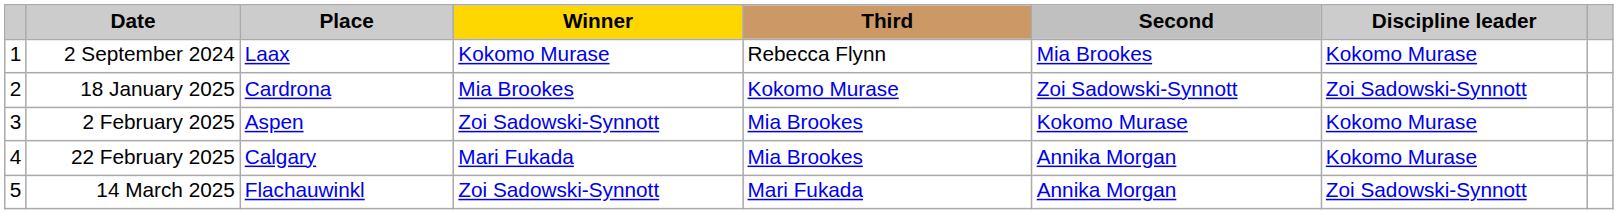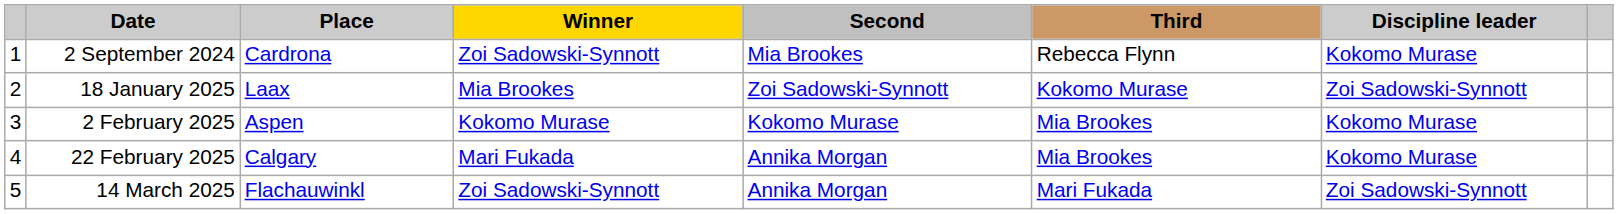columns swapped: (1176, 21) <-> (887, 21)
(267, 55) Laax -> (288, 55) Cardrona
(534, 55) Kokomo Murase -> (559, 55) Zoi Sadowski-Synnott
(288, 89) Cardrona -> (267, 89) Laax
(559, 123) Zoi Sadowski-Synnott -> (534, 123) Kokomo Murase
